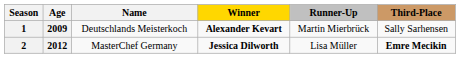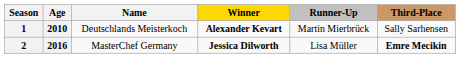(57, 28) 2009 -> (57, 28) 2010
(57, 45) 2012 -> (57, 45) 2016
